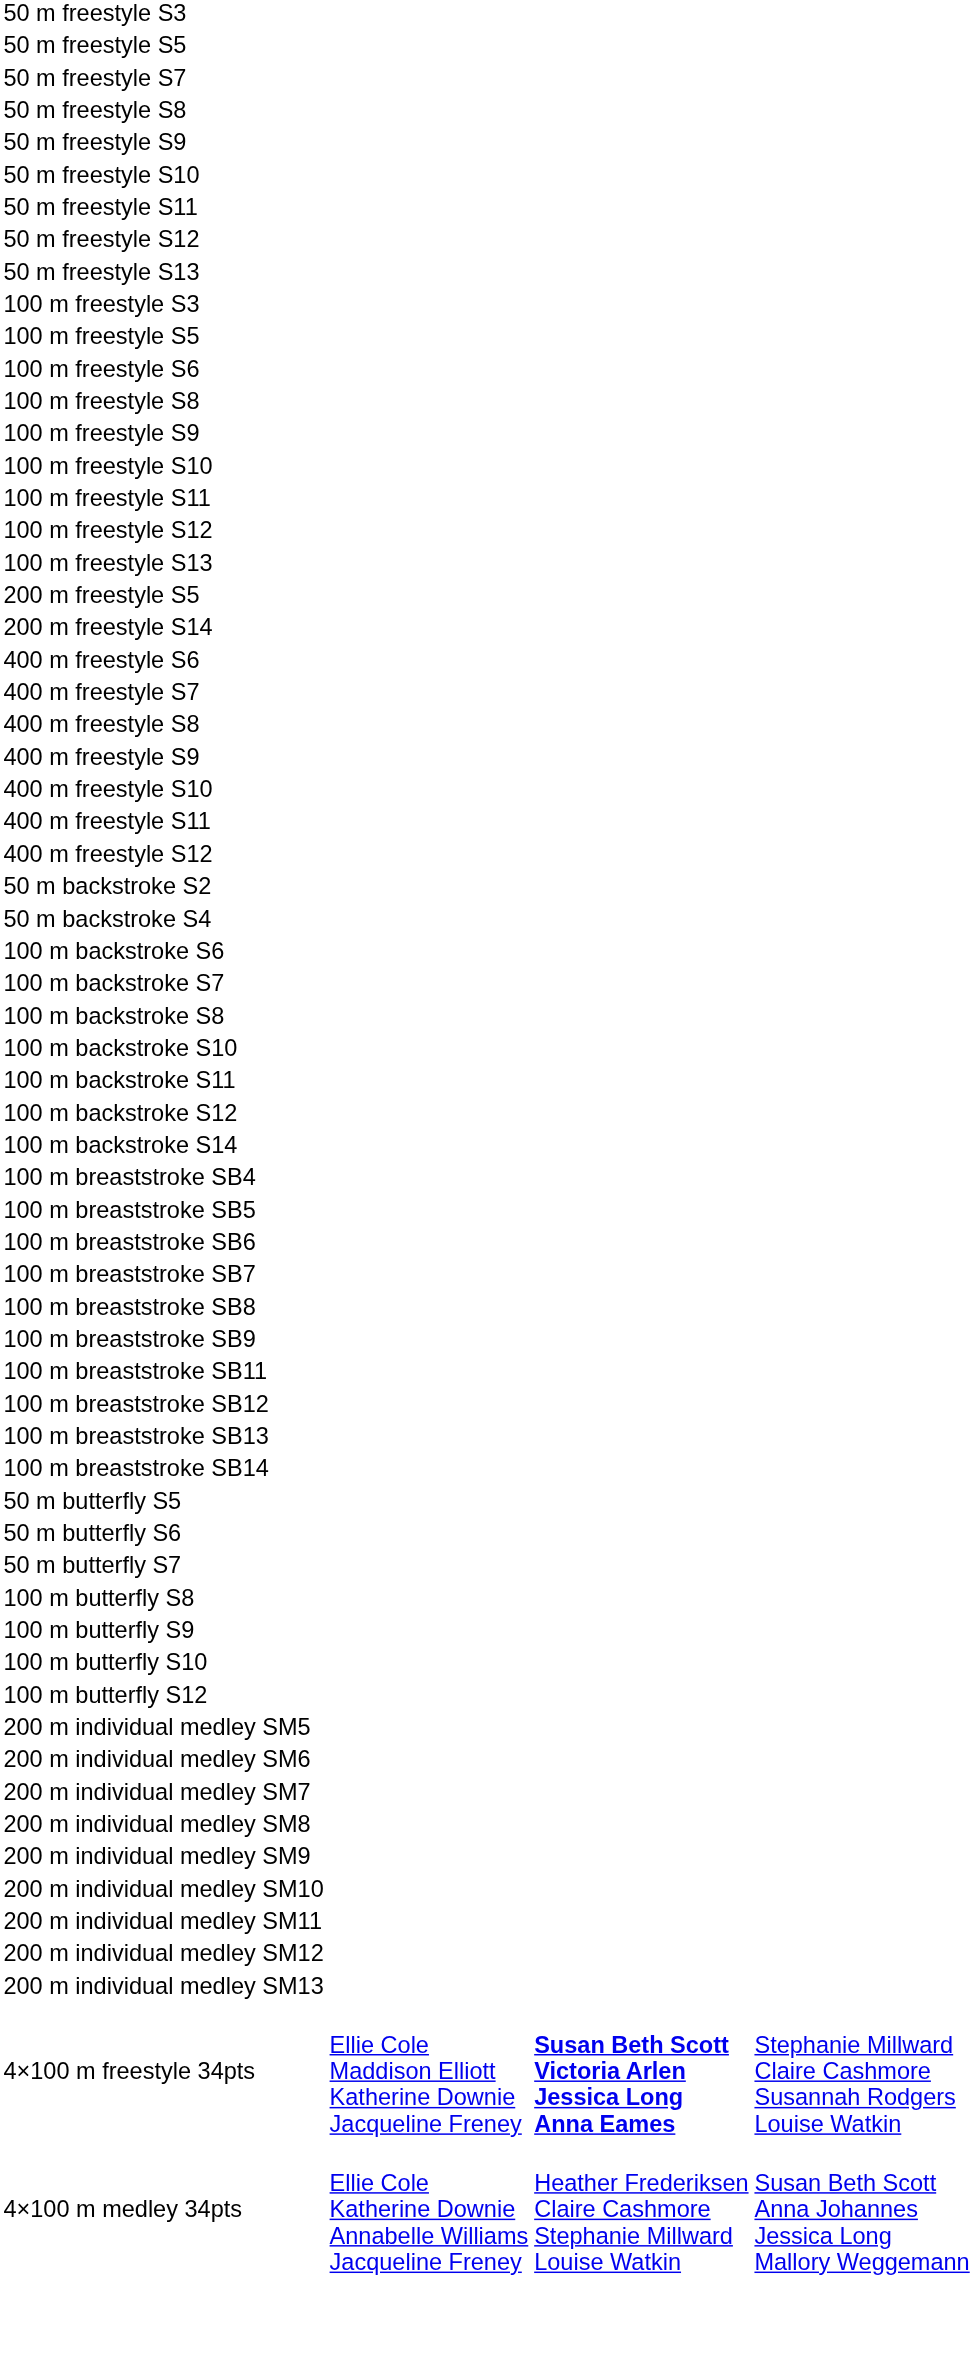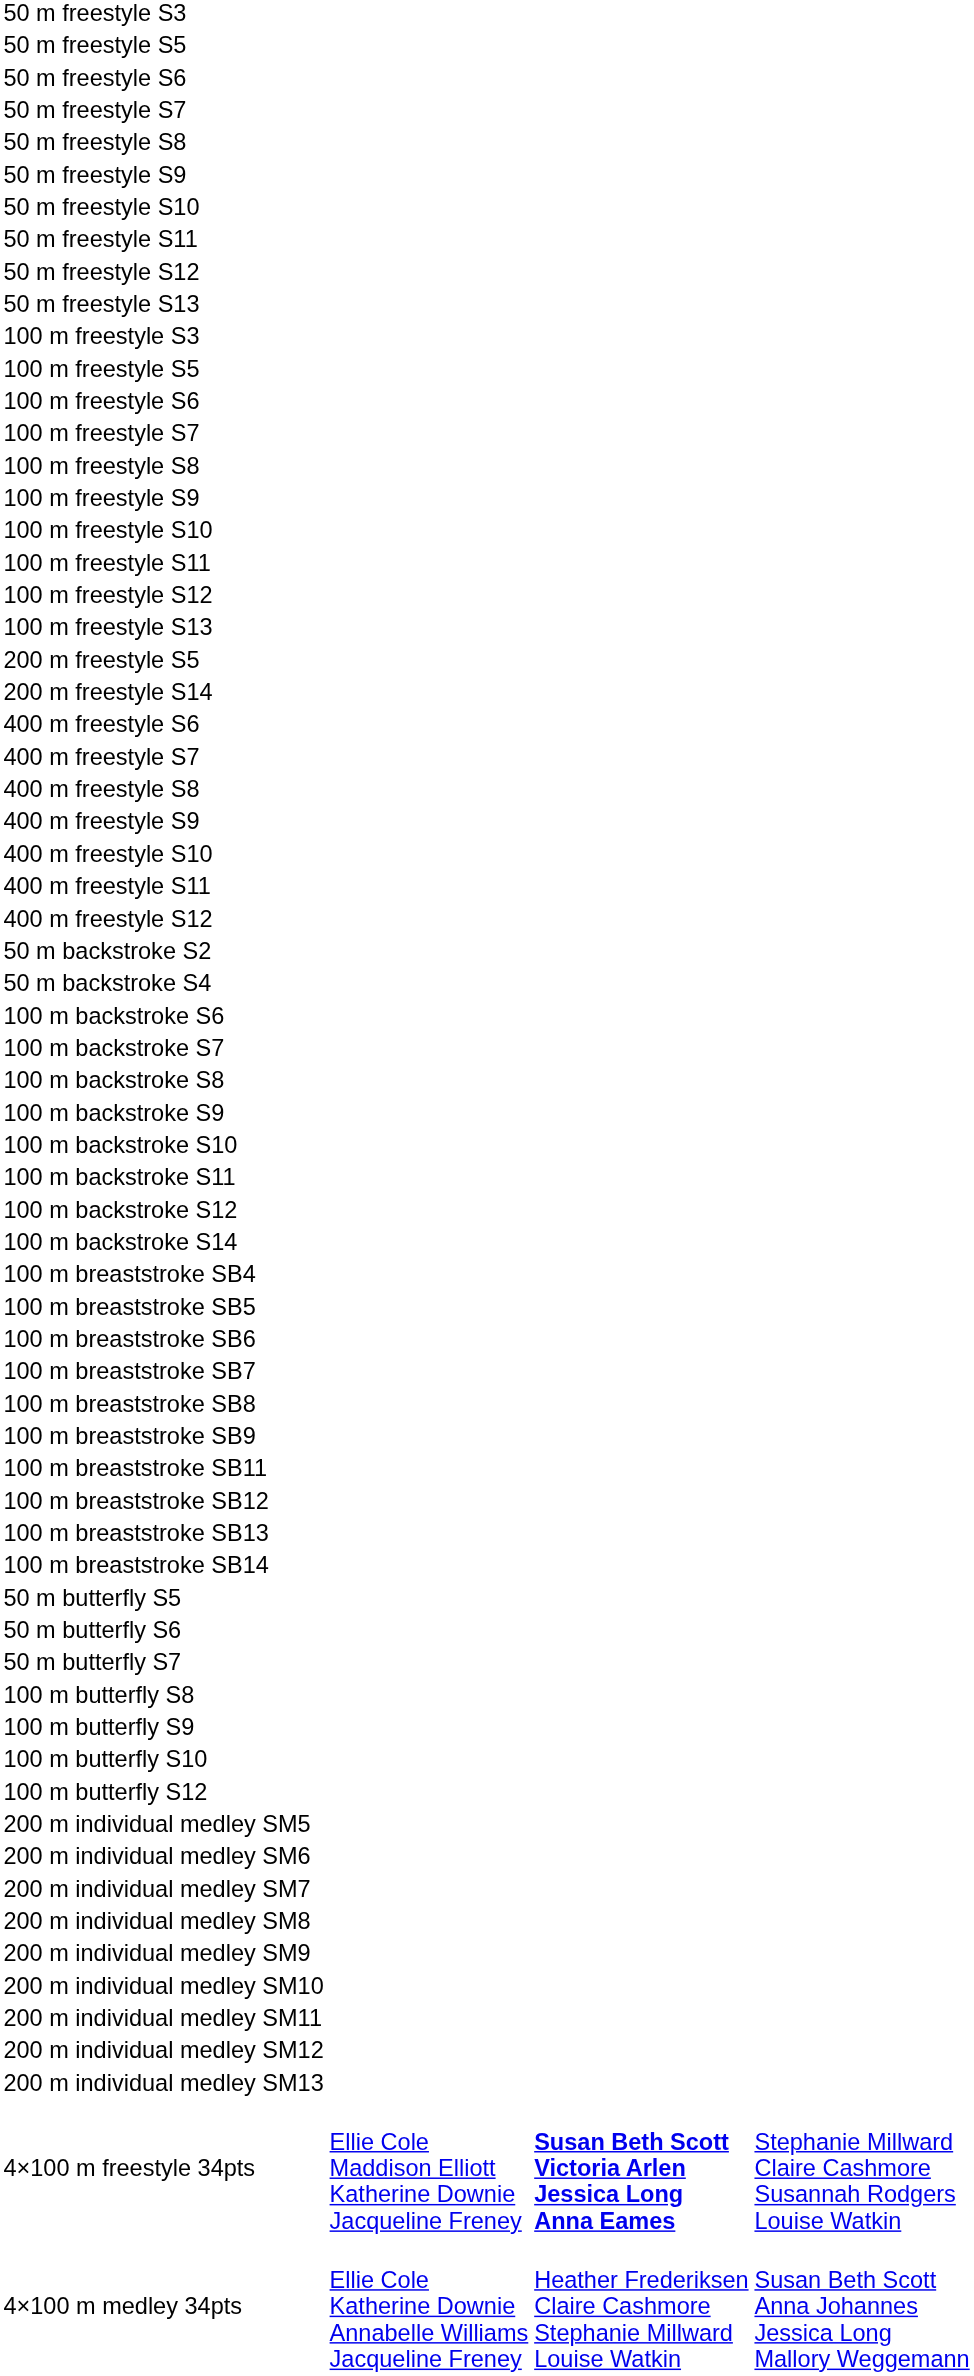+ row: (95, 78)
+ row: (101, 433)
+ row: (114, 1112)
